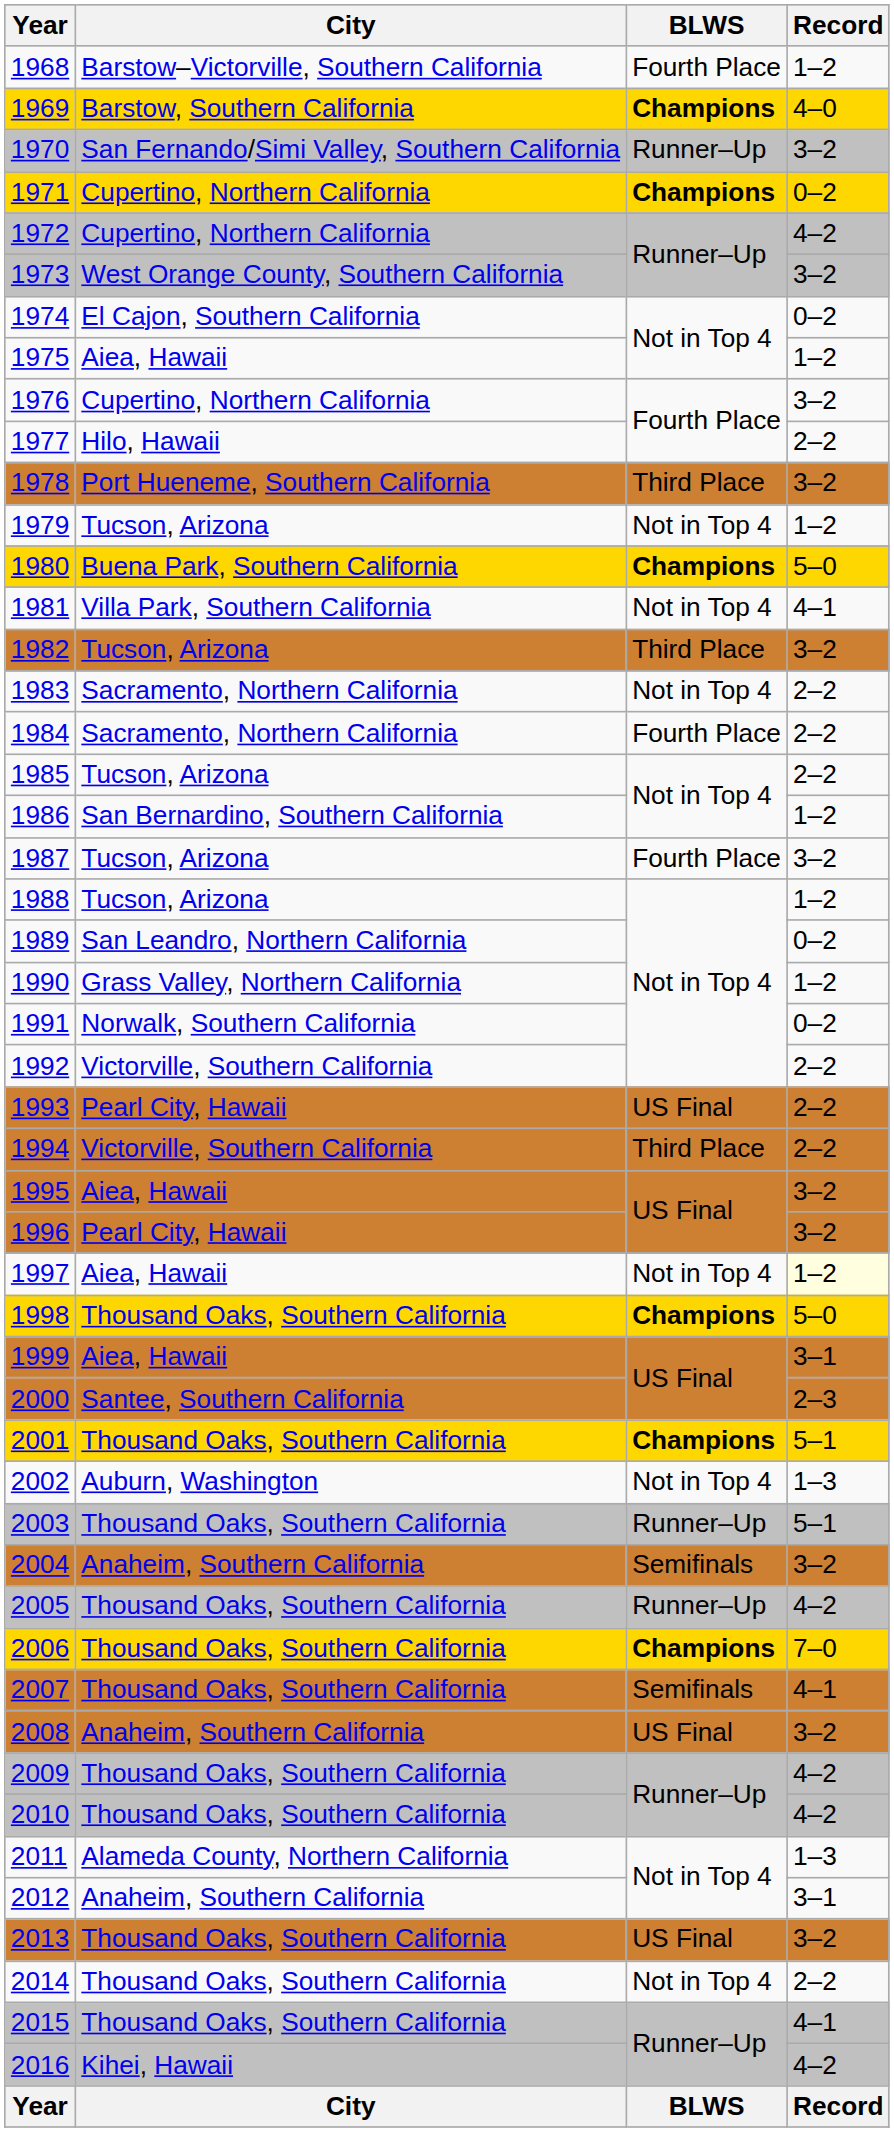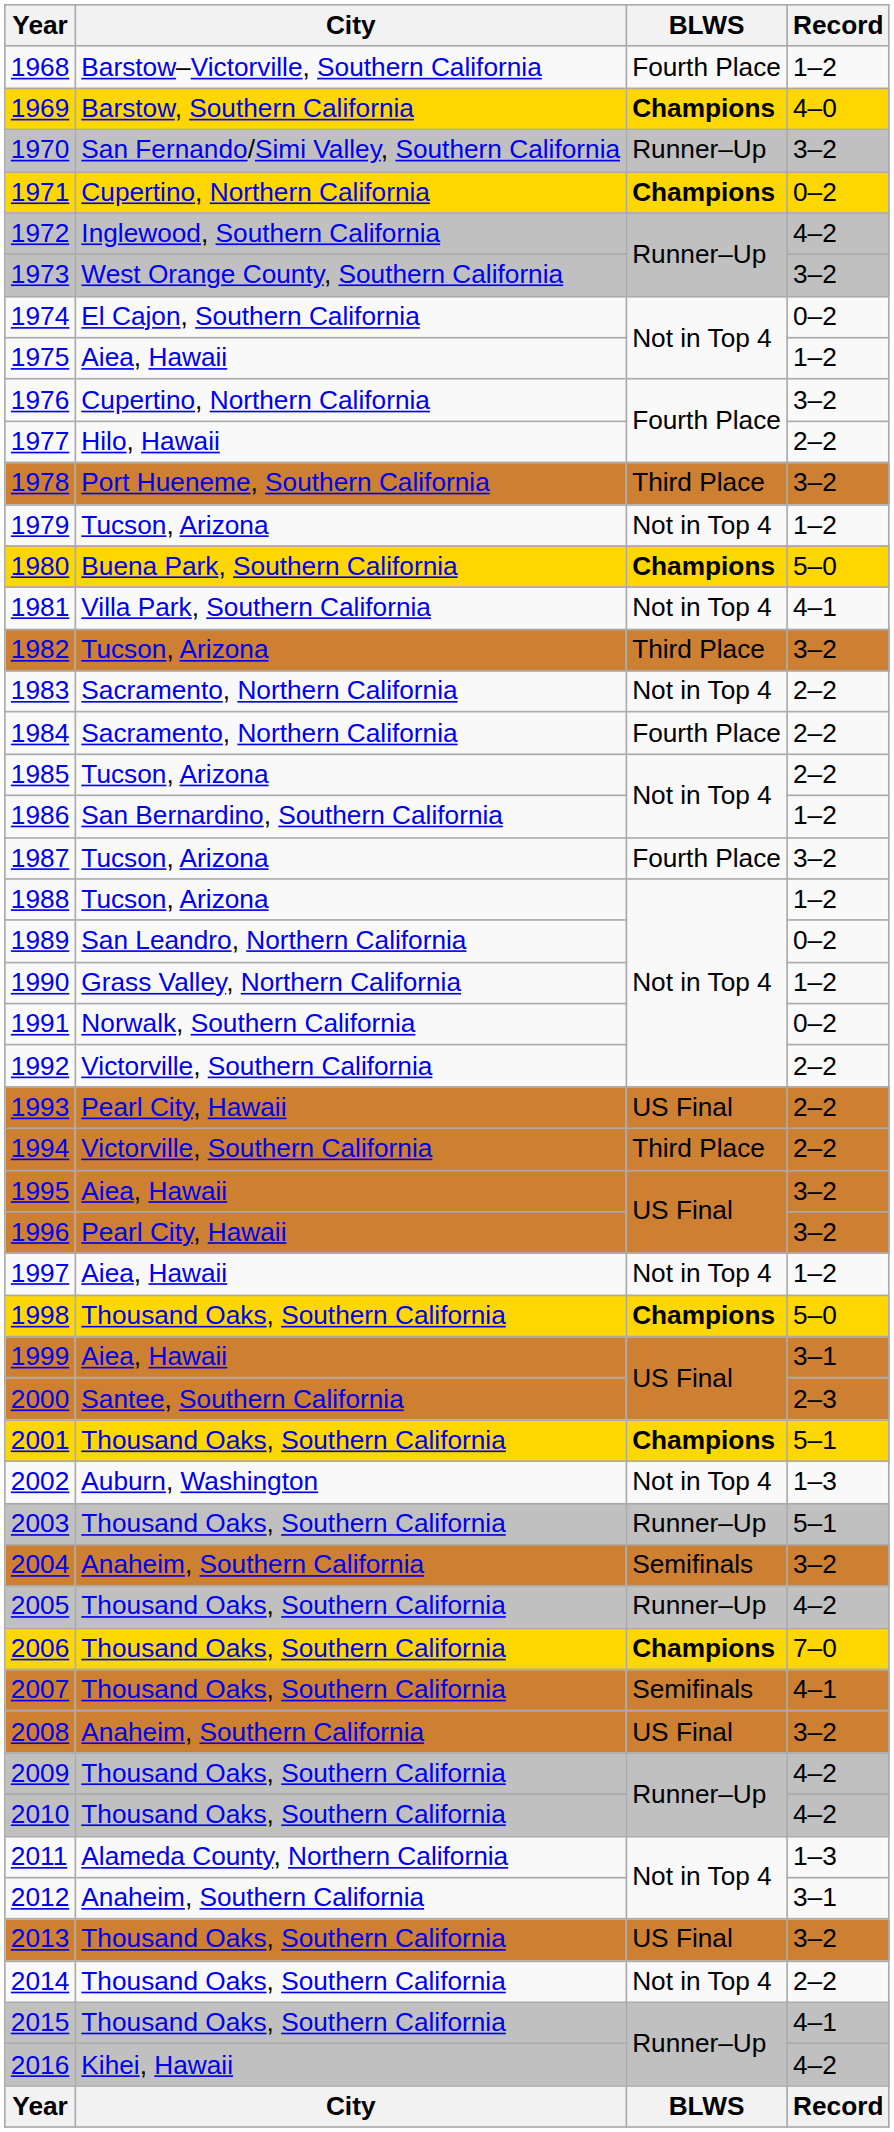(256, 233) Cupertino, Northern California -> (261, 233) Inglewood, Southern California
(815, 1273) lightyellow background -> (815, 1273) no background
